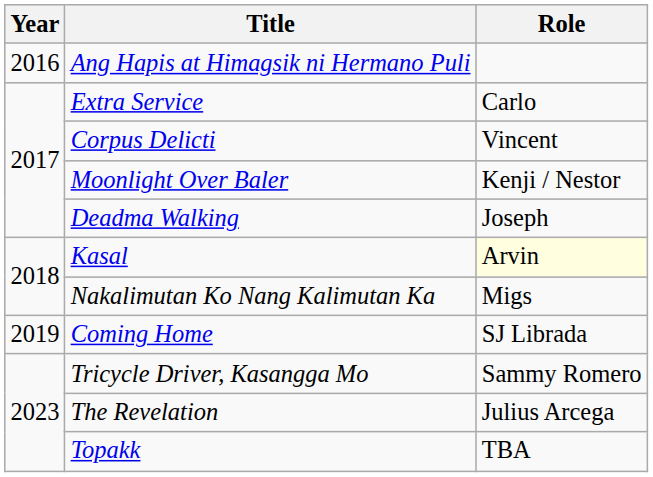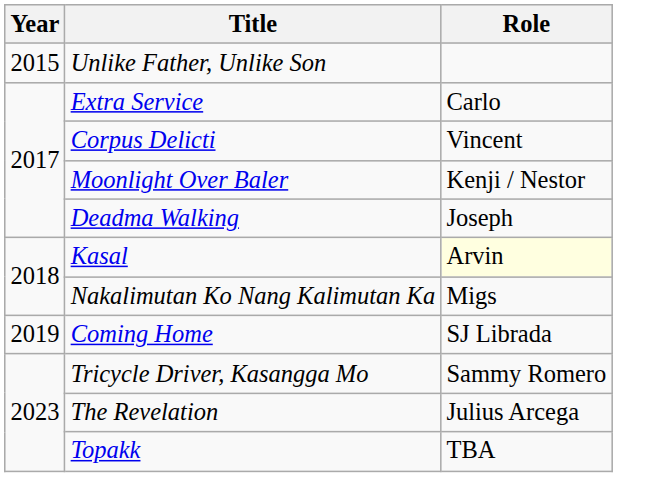+ row: (198, 62)
- row: (271, 62)
